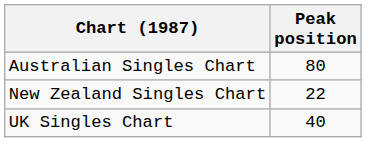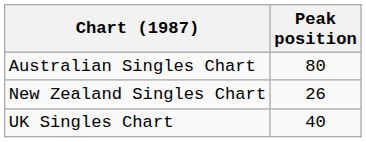(316, 94) 22 -> (316, 94) 26
